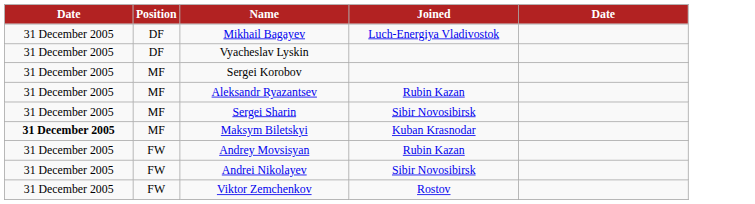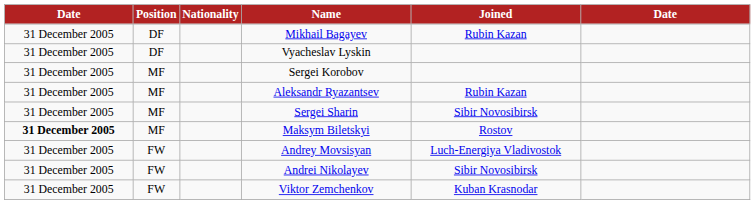+ column: (210, 14)
(434, 34) Luch-Energiya Vladivostok -> (496, 34) Rubin Kazan
(434, 131) Kuban Krasnodar -> (496, 131) Rostov
(434, 150) Rubin Kazan -> (496, 150) Luch-Energiya Vladivostok
(434, 189) Rostov -> (496, 189) Kuban Krasnodar
